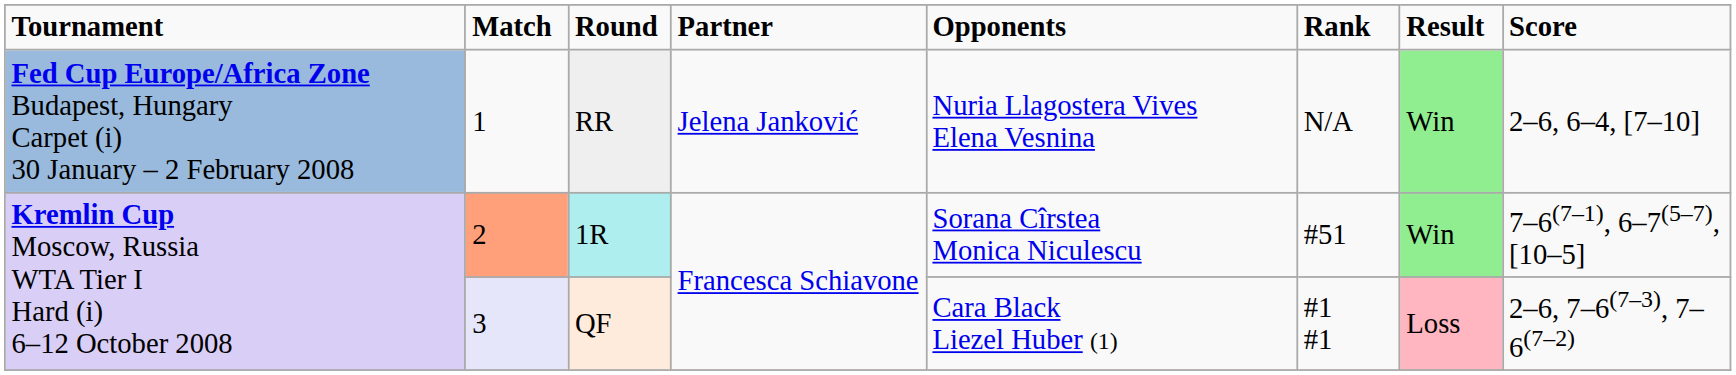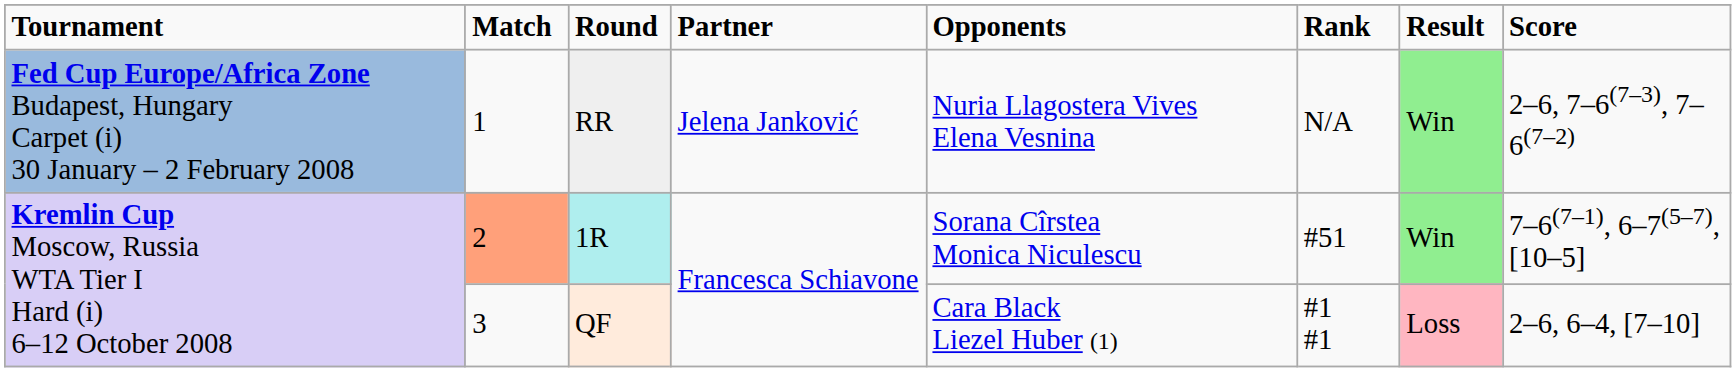(1605, 120) 2–6, 6–4, [7–10] -> (1606, 120) 2–6, 7–6(7–3), 7–6(7–2)
(479, 323) lavender background -> (479, 324) no background
(1606, 323) 2–6, 7–6(7–3), 7–6(7–2) -> (1605, 324) 2–6, 6–4, [7–10]
